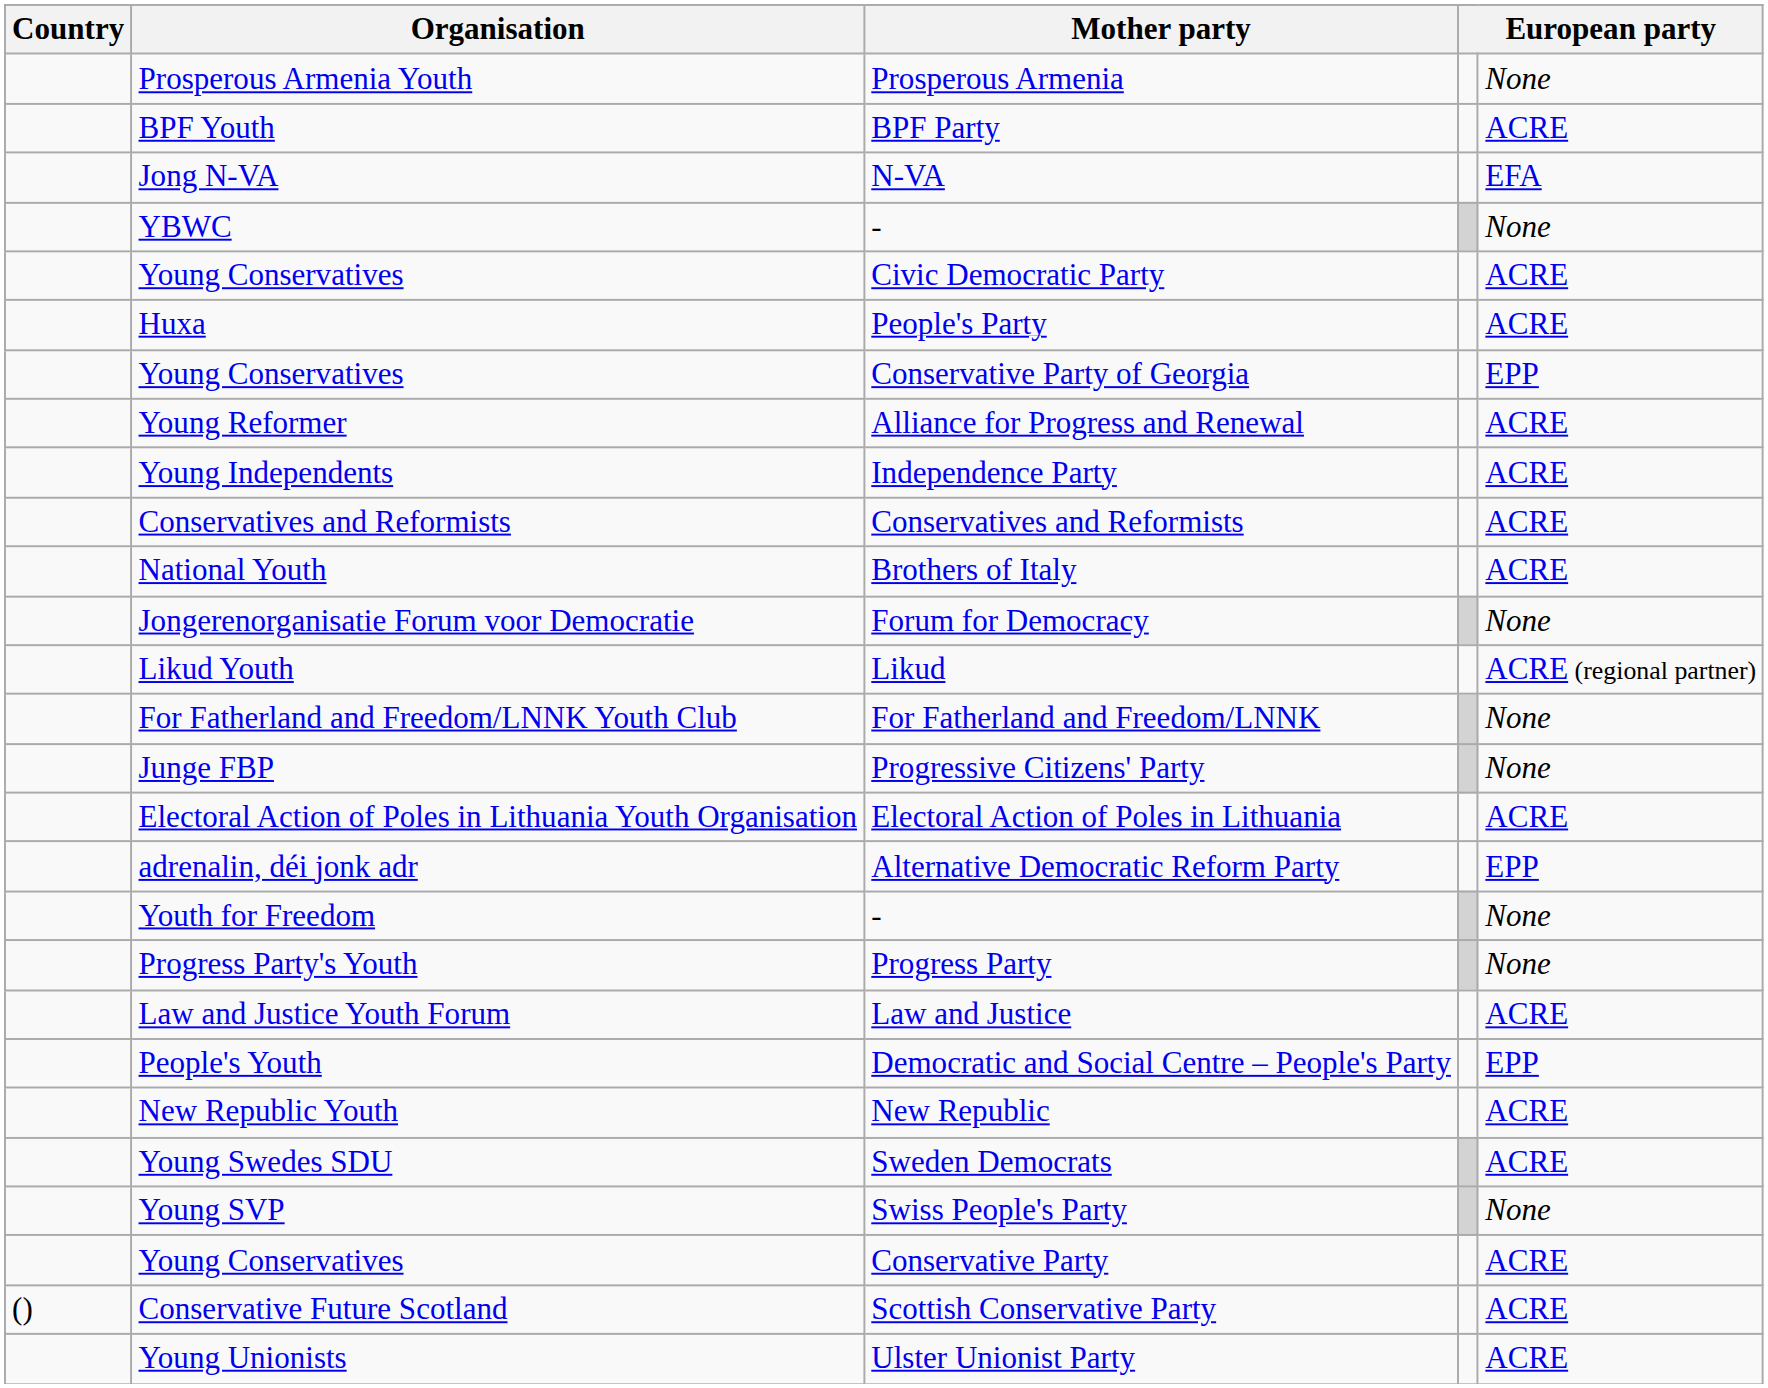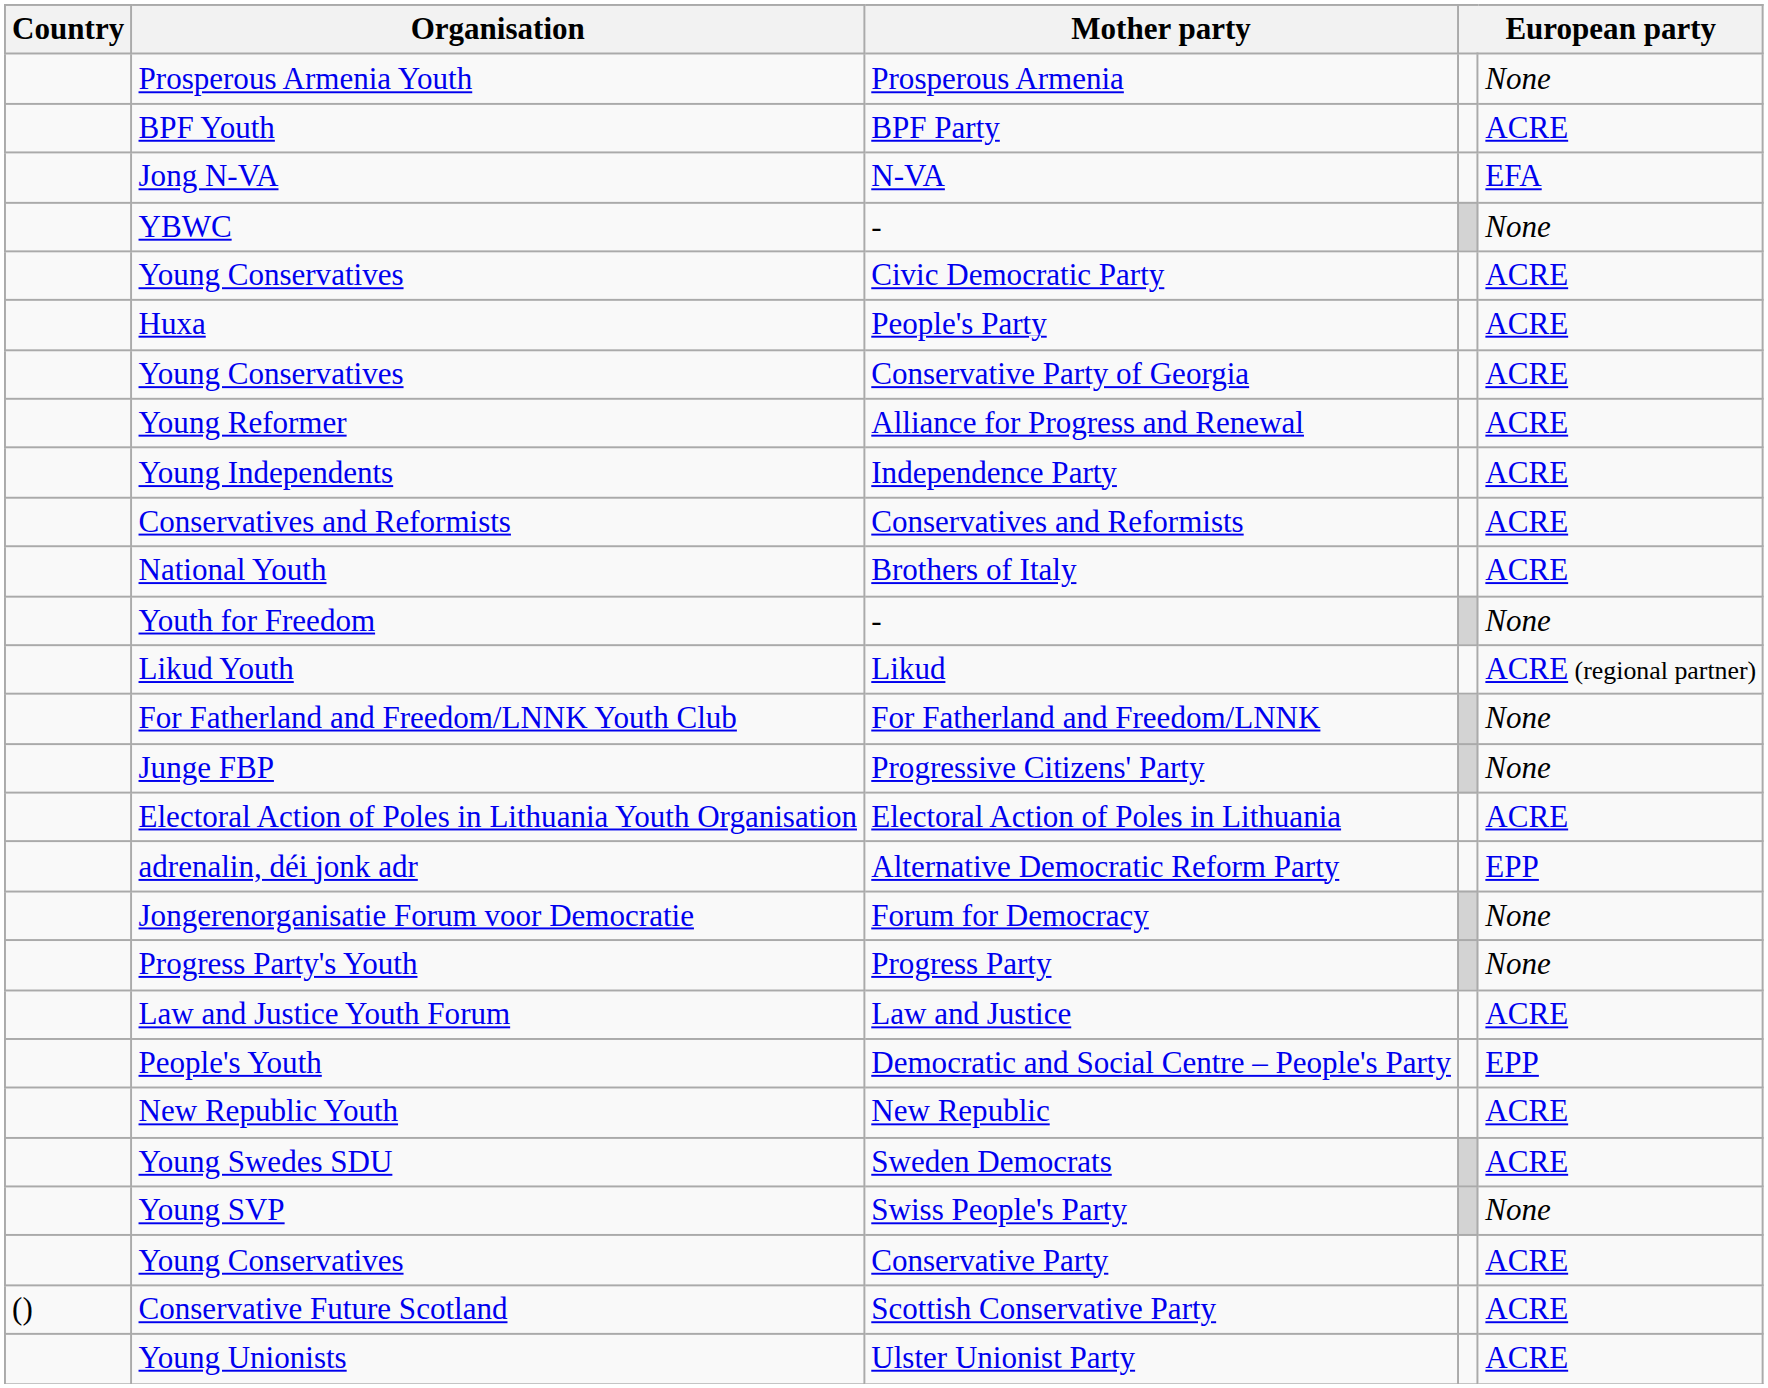(1512, 373) EPP -> (1527, 373) ACRE
rows swapped: (257, 915) <-> (416, 619)
